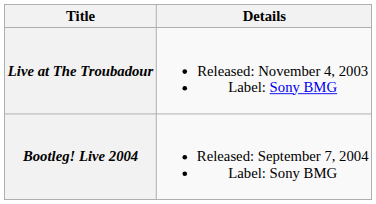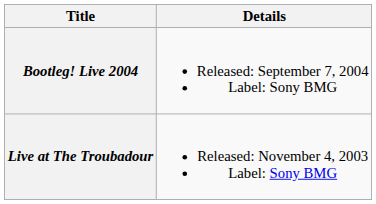rows swapped: (81, 70) <-> (81, 156)
